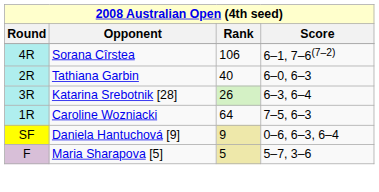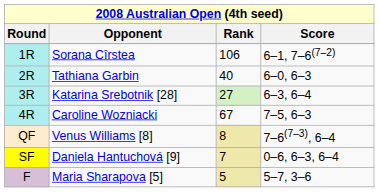(27, 55) 4R -> (27, 55) 1R
(226, 95) 26 -> (226, 95) 27
(27, 115) 1R -> (27, 115) 4R
(226, 115) 64 -> (226, 115) 67
+ row: (102, 136)
(223, 134) 9 -> (223, 157) 7
